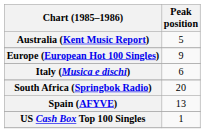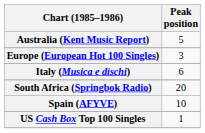(181, 55) 9 -> (181, 55) 3
(181, 103) 13 -> (181, 103) 10
